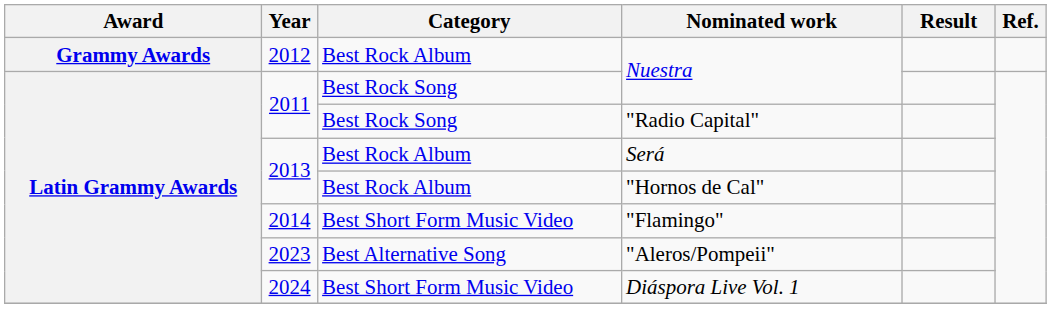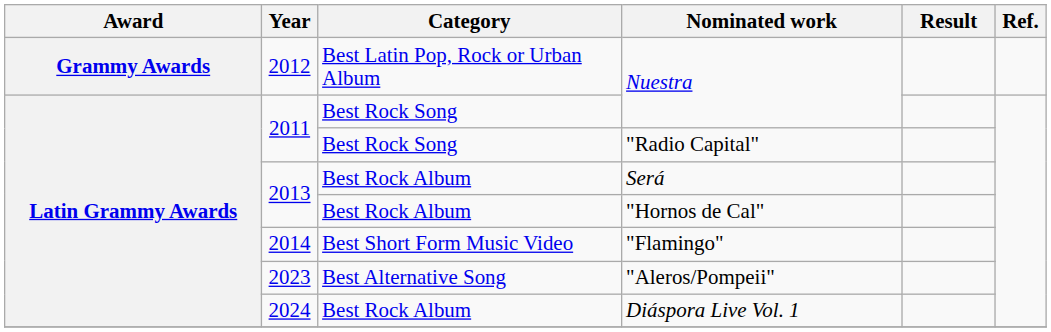(397, 54) Best Rock Album -> (452, 66) Best Latin Pop, Rock or Urban Album
(448, 287) Best Short Form Music Video -> (397, 310) Best Rock Album
